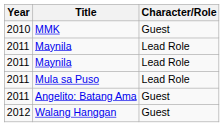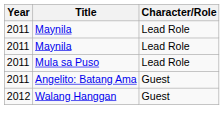- row: (19, 29)
